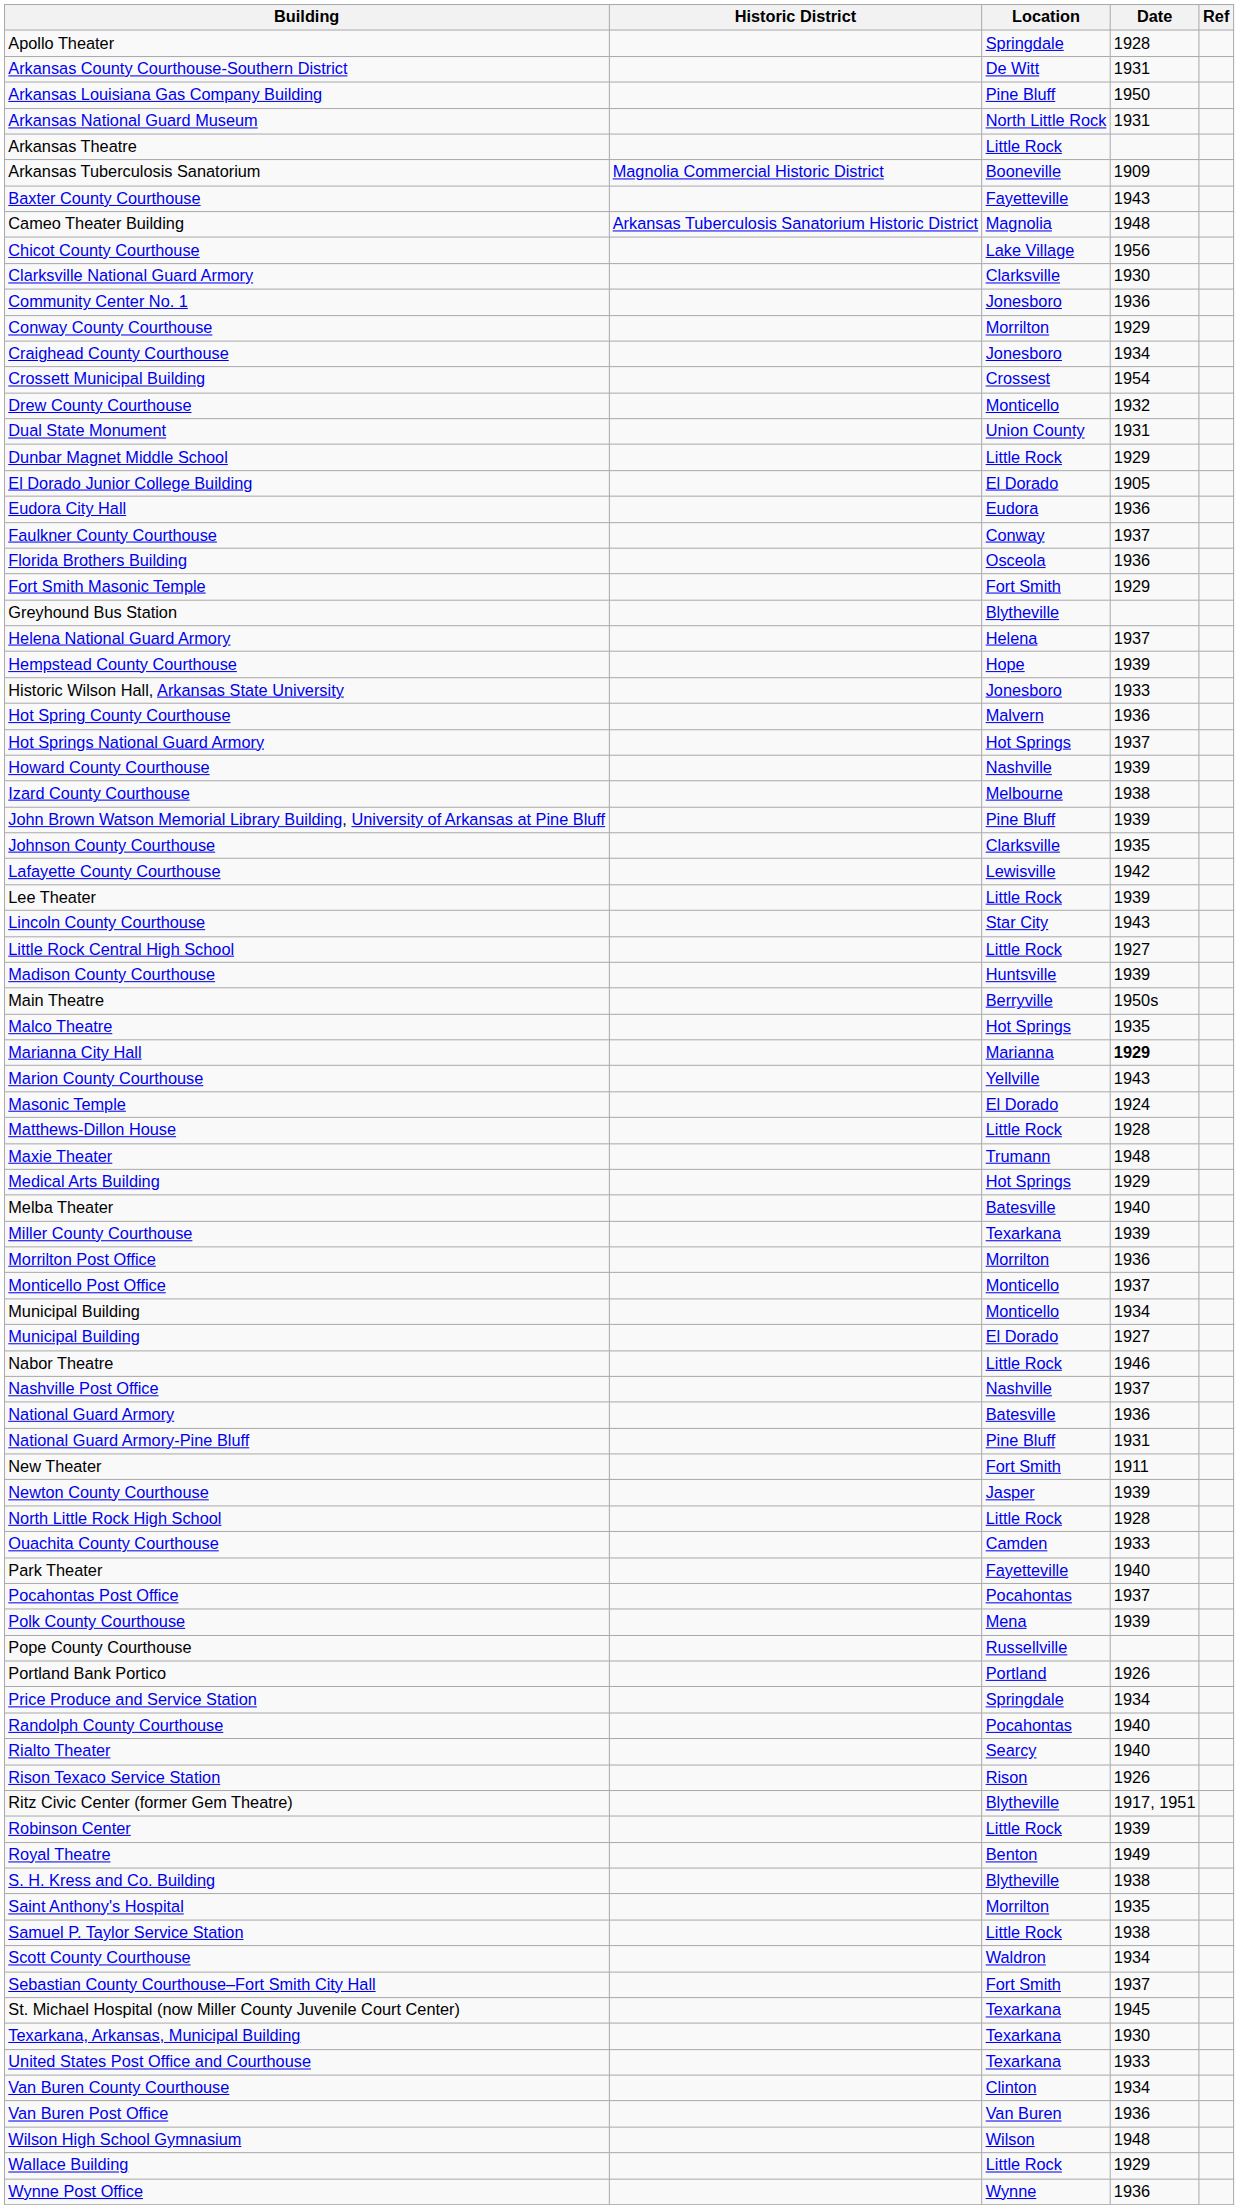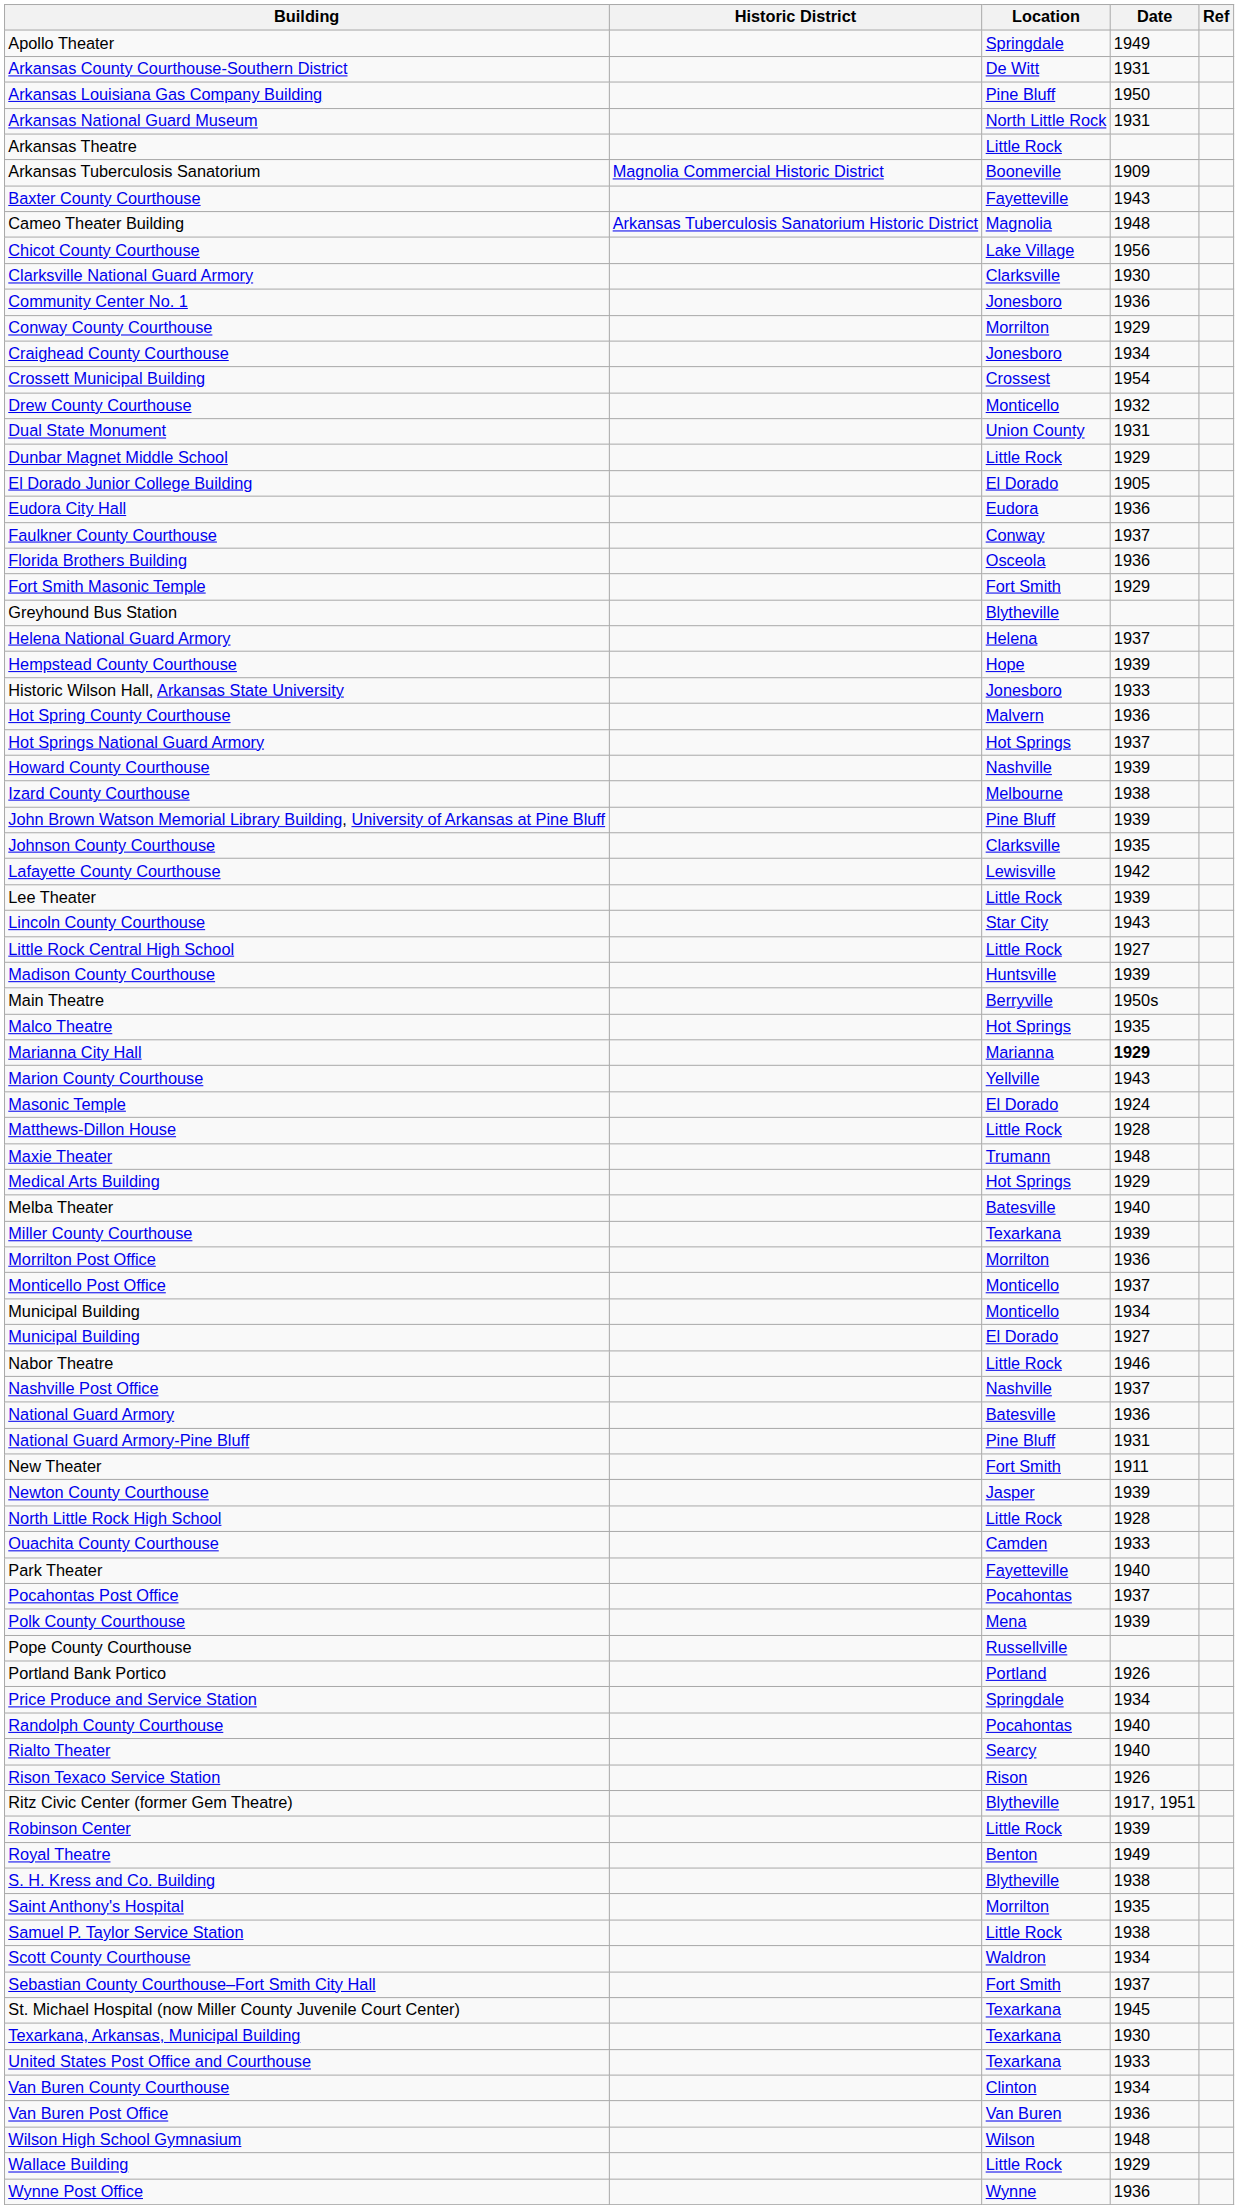(1132, 43) 1928 -> (1132, 43) 1949
